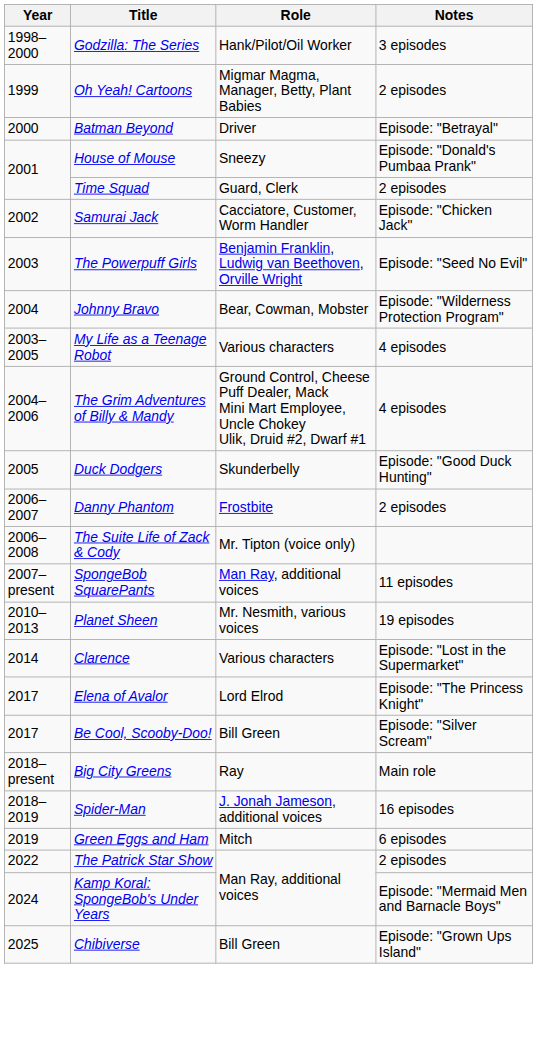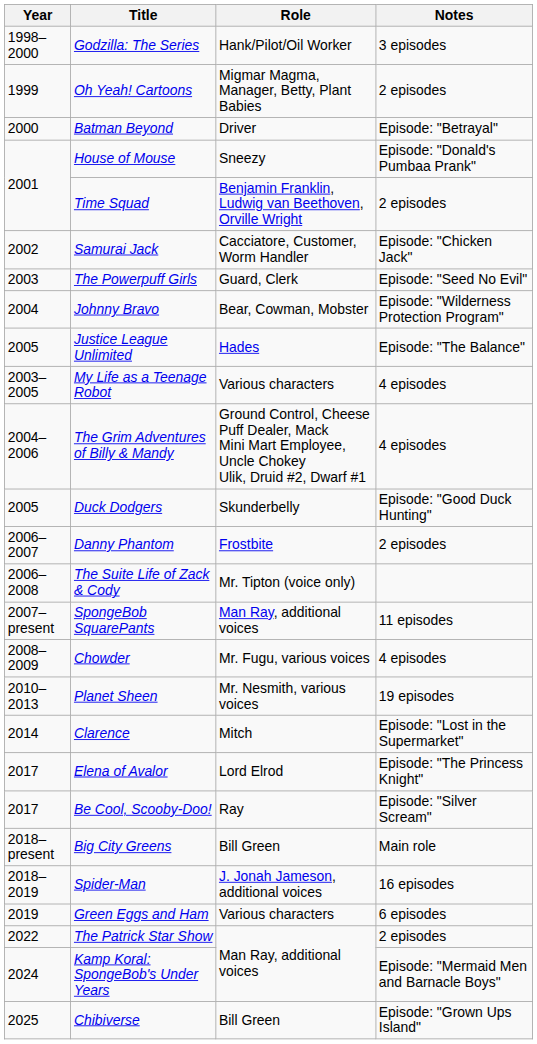(258, 188) Guard, Clerk -> (291, 204) Benjamin Franklin, Ludwig van Beethoven, Orville Wright
(291, 264) Benjamin Franklin, Ludwig van Beethoven, Orville Wright -> (258, 279) Guard, Clerk
+ row: (121, 347)
+ row: (102, 658)
(276, 658) Various characters -> (236, 733) Mitch
(250, 733) Bill Green -> (231, 809) Ray
(231, 771) Ray -> (250, 847) Bill Green
(236, 839) Mitch -> (276, 914) Various characters
